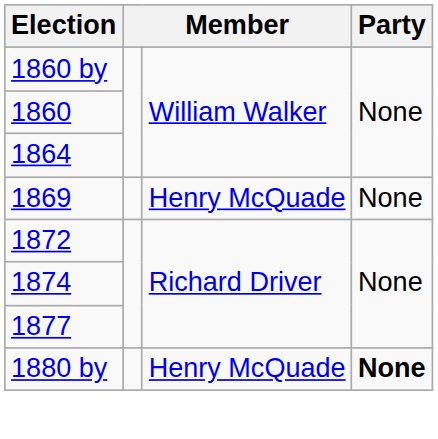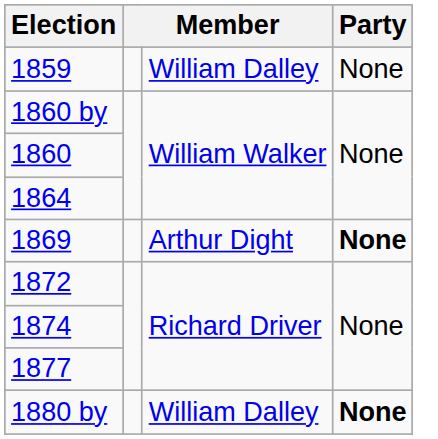+ row: (41, 68)
(247, 197) Henry McQuade -> (221, 240) Arthur Dight
(390, 197) normal -> (373, 240) bold
(247, 369) Henry McQuade -> (234, 411) William Dalley
